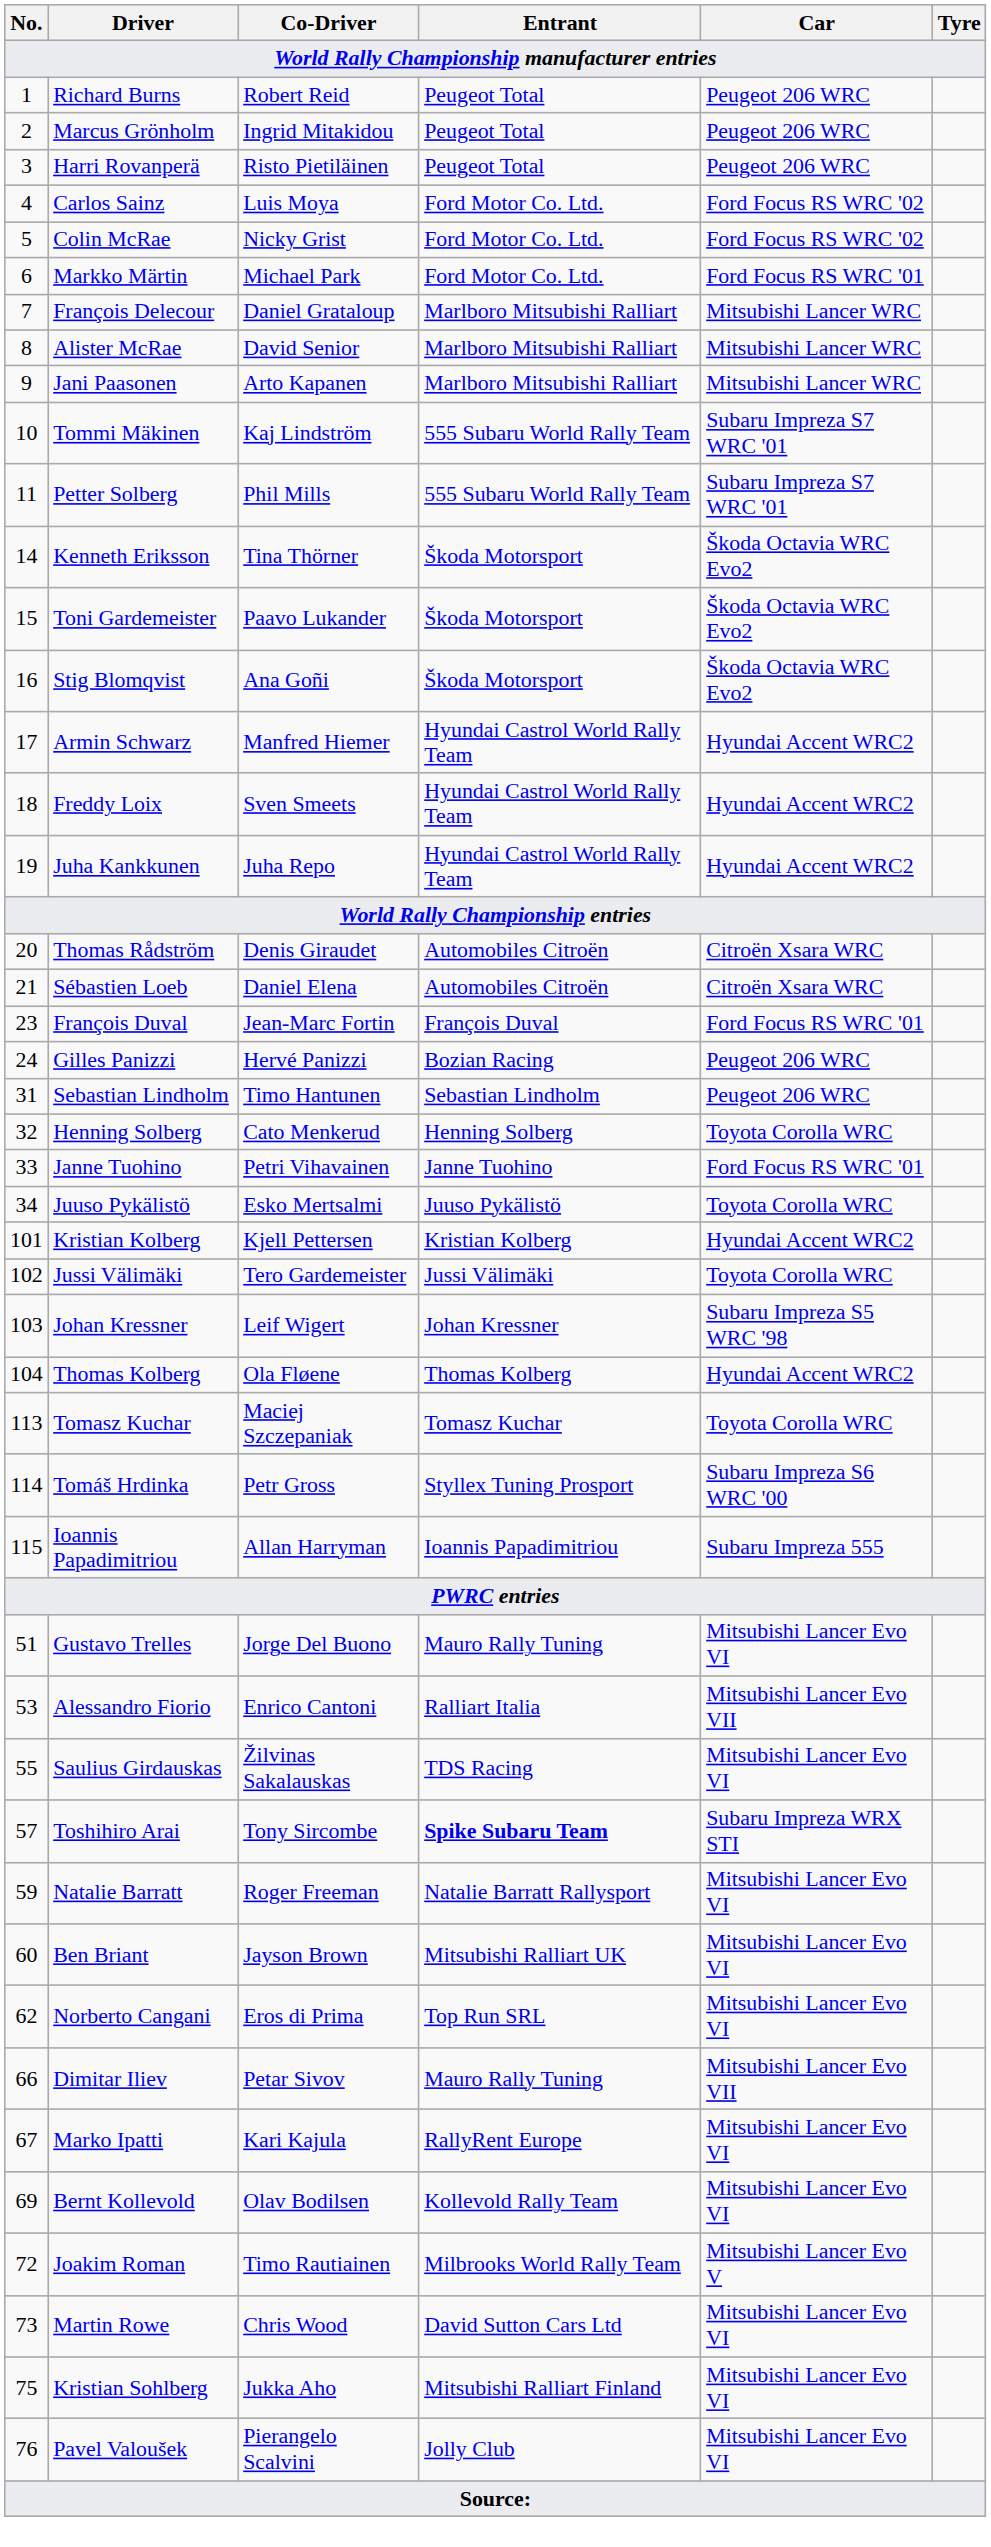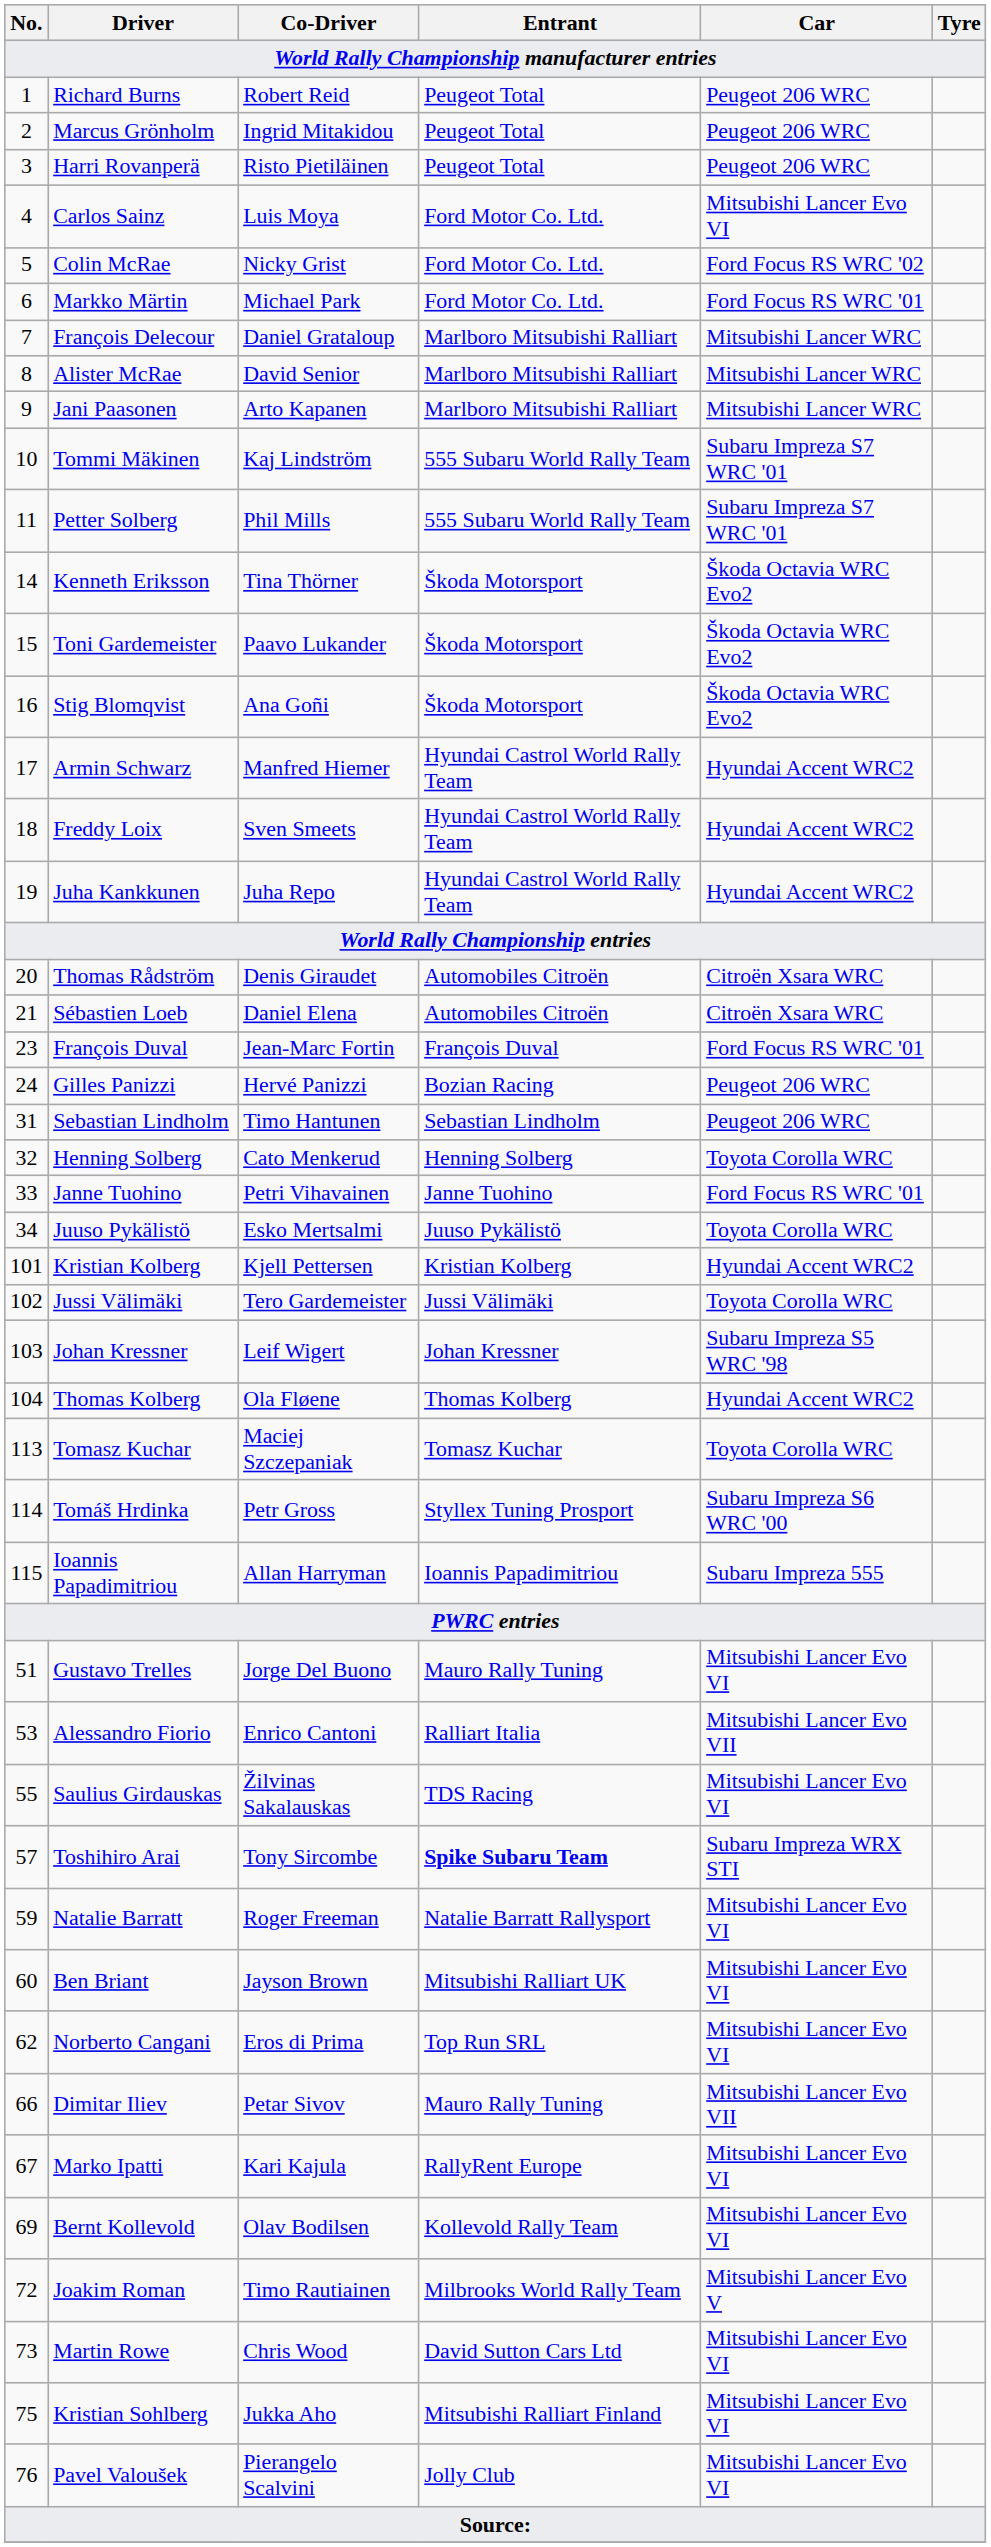(815, 202) Ford Focus RS WRC '02 -> (806, 215) Mitsubishi Lancer Evo VI
